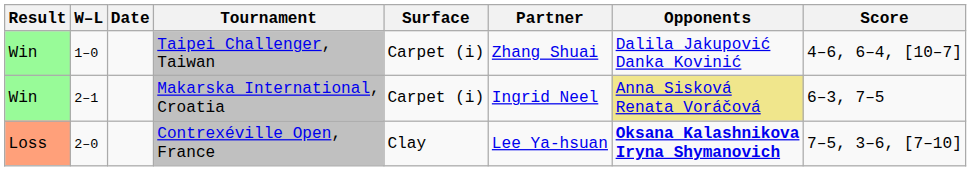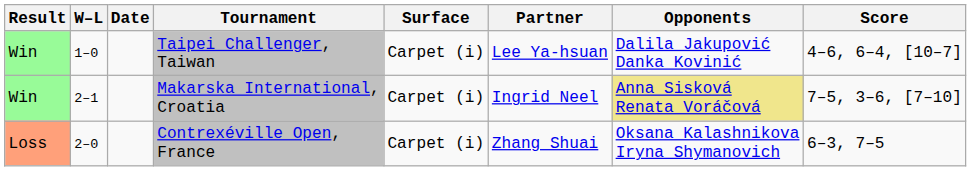(545, 53) Zhang Shuai -> (550, 53) Lee Ya-hsuan
(846, 98) 6–3, 7–5 -> (885, 98) 7–5, 3–6, [7–10]
(407, 143) Clay -> (436, 143) Carpet (i)
(550, 143) Lee Ya-hsuan -> (545, 143) Zhang Shuai
(708, 143) bold -> (708, 143) normal
(885, 143) 7–5, 3–6, [7–10] -> (846, 143) 6–3, 7–5
